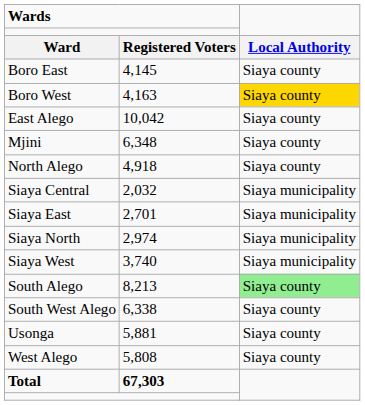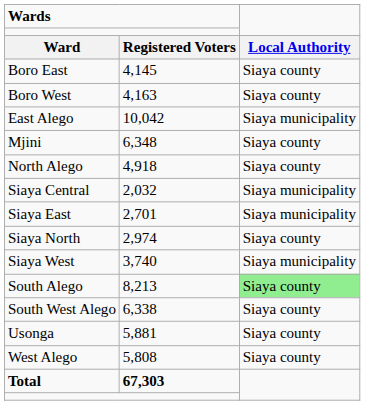(282, 94) gold background -> (282, 94) no background
(282, 118) Siaya county -> (299, 118) Siaya municipality
(299, 238) Siaya municipality -> (282, 238) Siaya county
